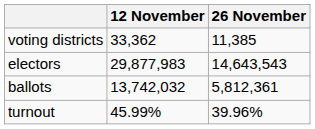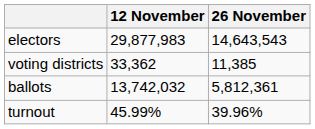rows swapped: (56, 40) <-> (34, 64)
